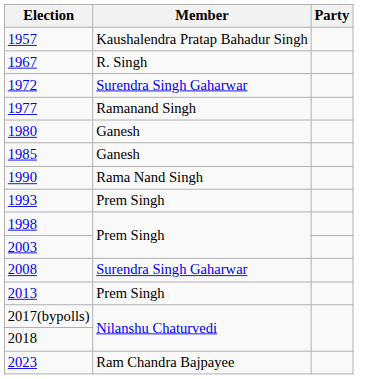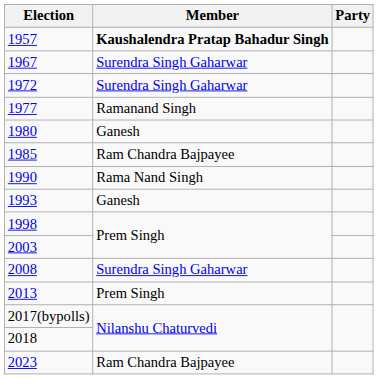(202, 39) normal -> (212, 39) bold
(122, 62) R. Singh -> (172, 62) Surendra Singh Gaharwar
(118, 154) Ganesh -> (165, 154) Ram Chandra Bajpayee
(130, 200) Prem Singh -> (118, 200) Ganesh
